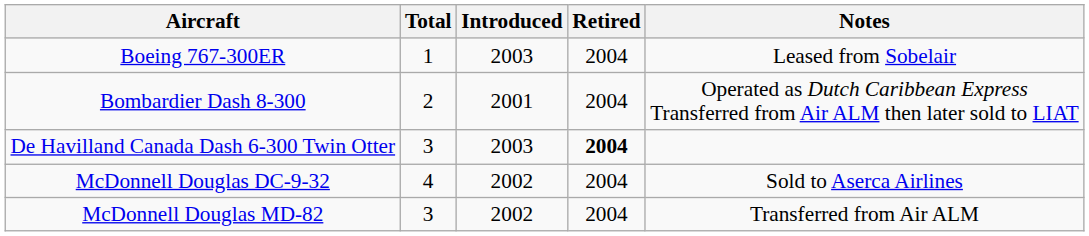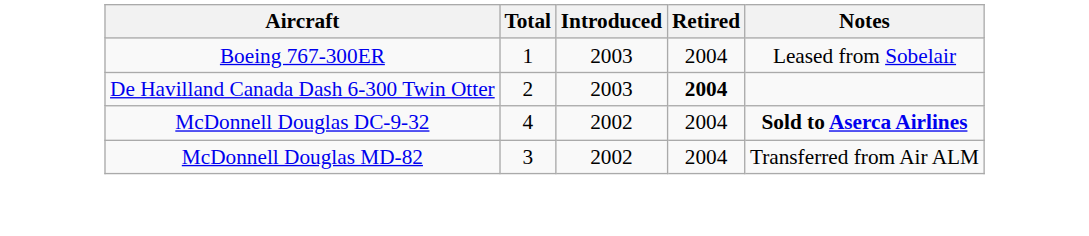- row: (203, 100)
(428, 146) 3 -> (528, 88) 2
(864, 180) normal -> (864, 122) bold
